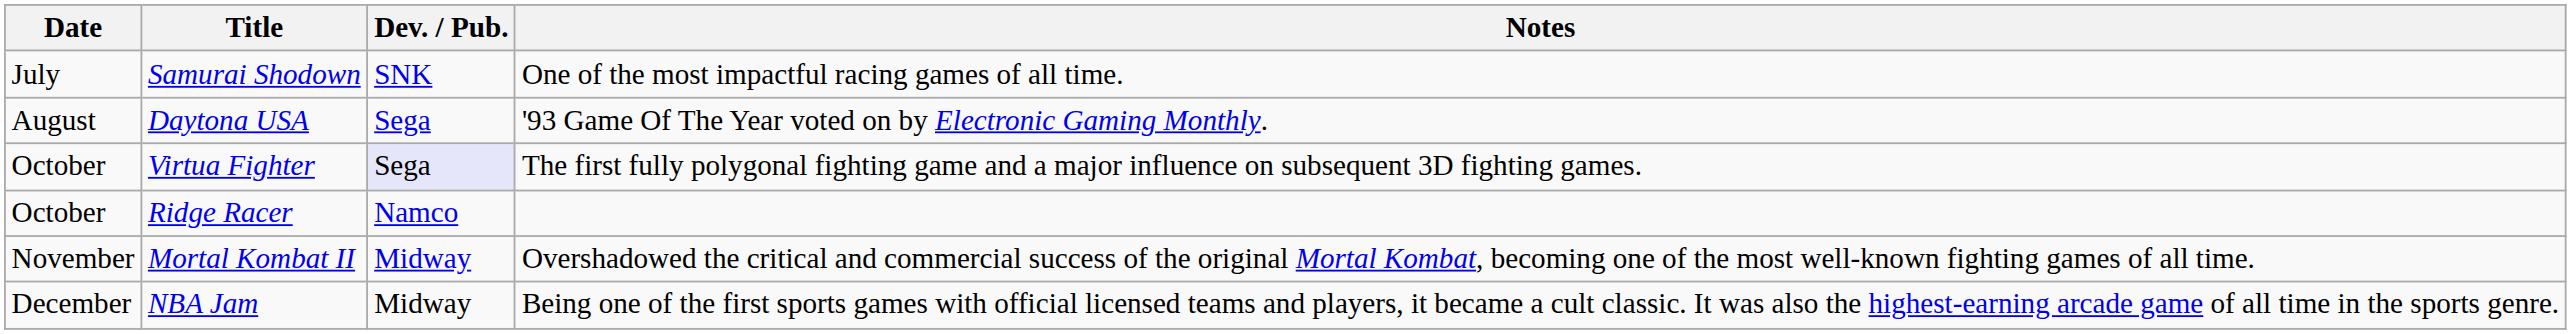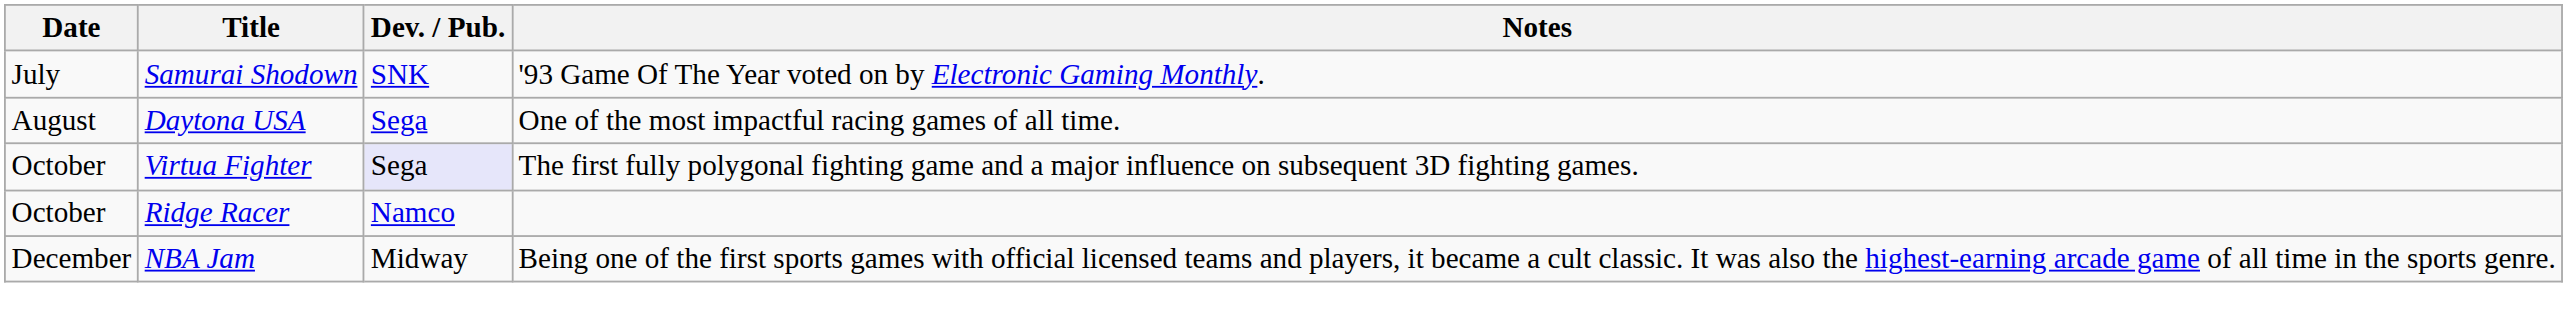(823, 73) One of the most impactful racing games of all time. -> (892, 73) '93 Game Of The Year voted on by Electronic Gaming Monthly.
(895, 119) '93 Game Of The Year voted on by Electronic Gaming Monthly. -> (819, 119) One of the most impactful racing games of all time.
- row: (251, 258)
